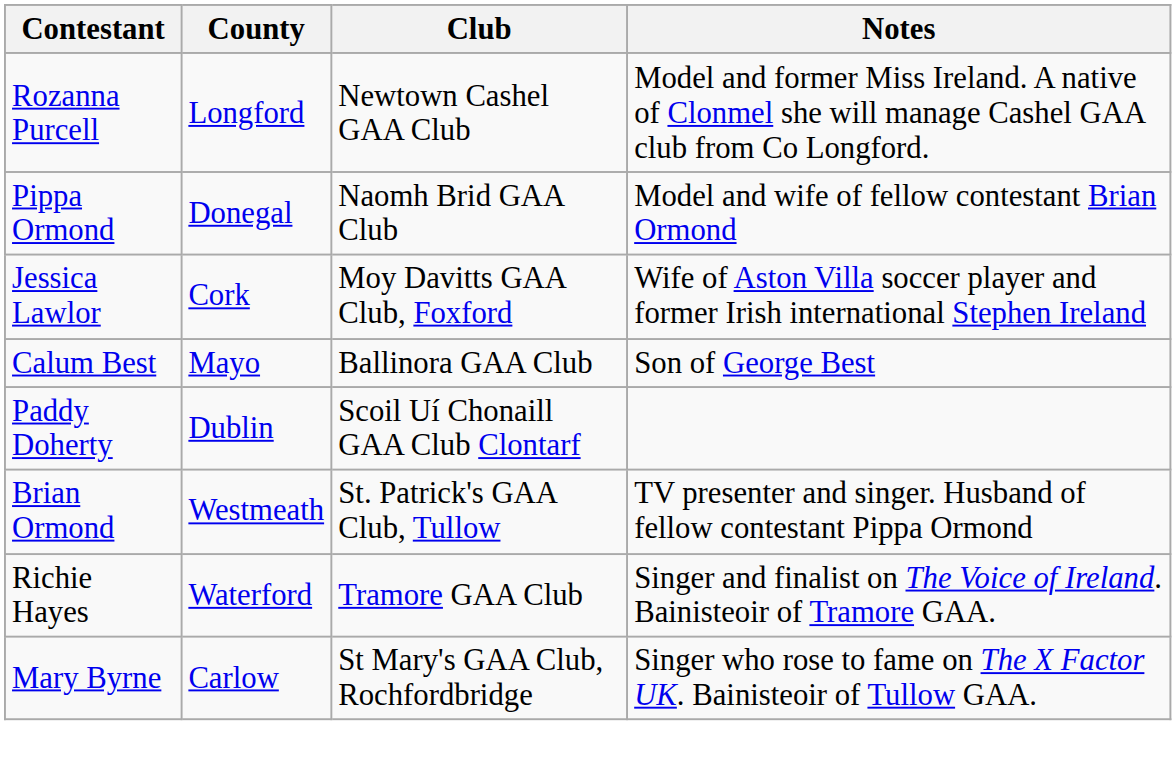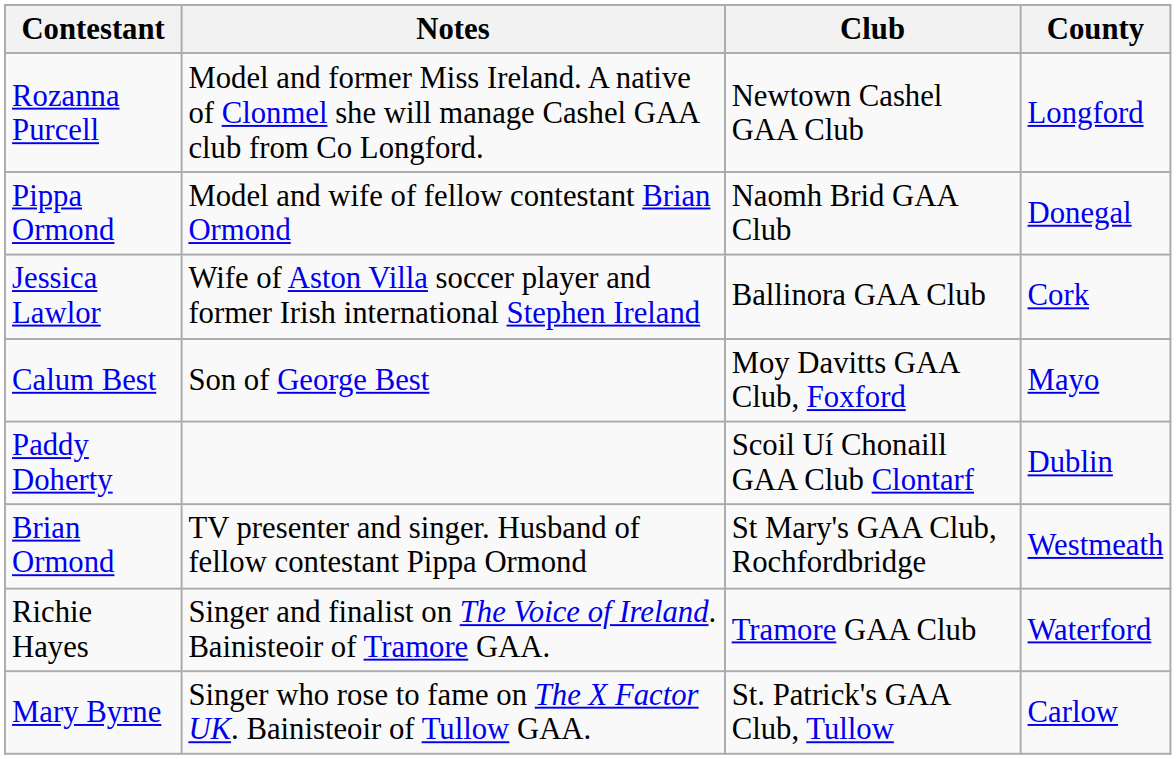columns swapped: (256, 28) <-> (899, 28)
(453, 295) Moy Davitts GAA Club, Foxford -> (859, 295) Ballinora GAA Club
(465, 361) Ballinora GAA Club -> (846, 379) Moy Davitts GAA Club, Foxford
(448, 511) St. Patrick's GAA Club, Tullow -> (864, 545) St Mary's GAA Club, Rochfordbridge
(471, 677) St Mary's GAA Club, Rochfordbridge -> (842, 712) St. Patrick's GAA Club, Tullow
